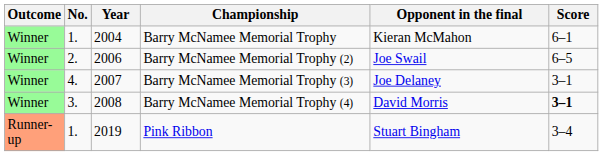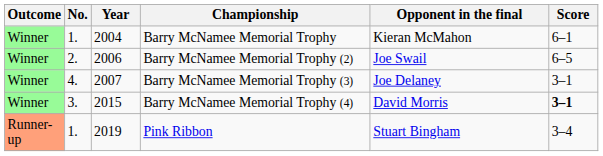(108, 102) 2008 -> (108, 102) 2015
